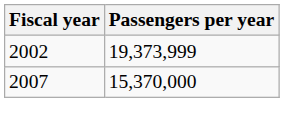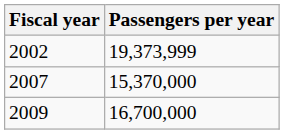+ row: (29, 112)
